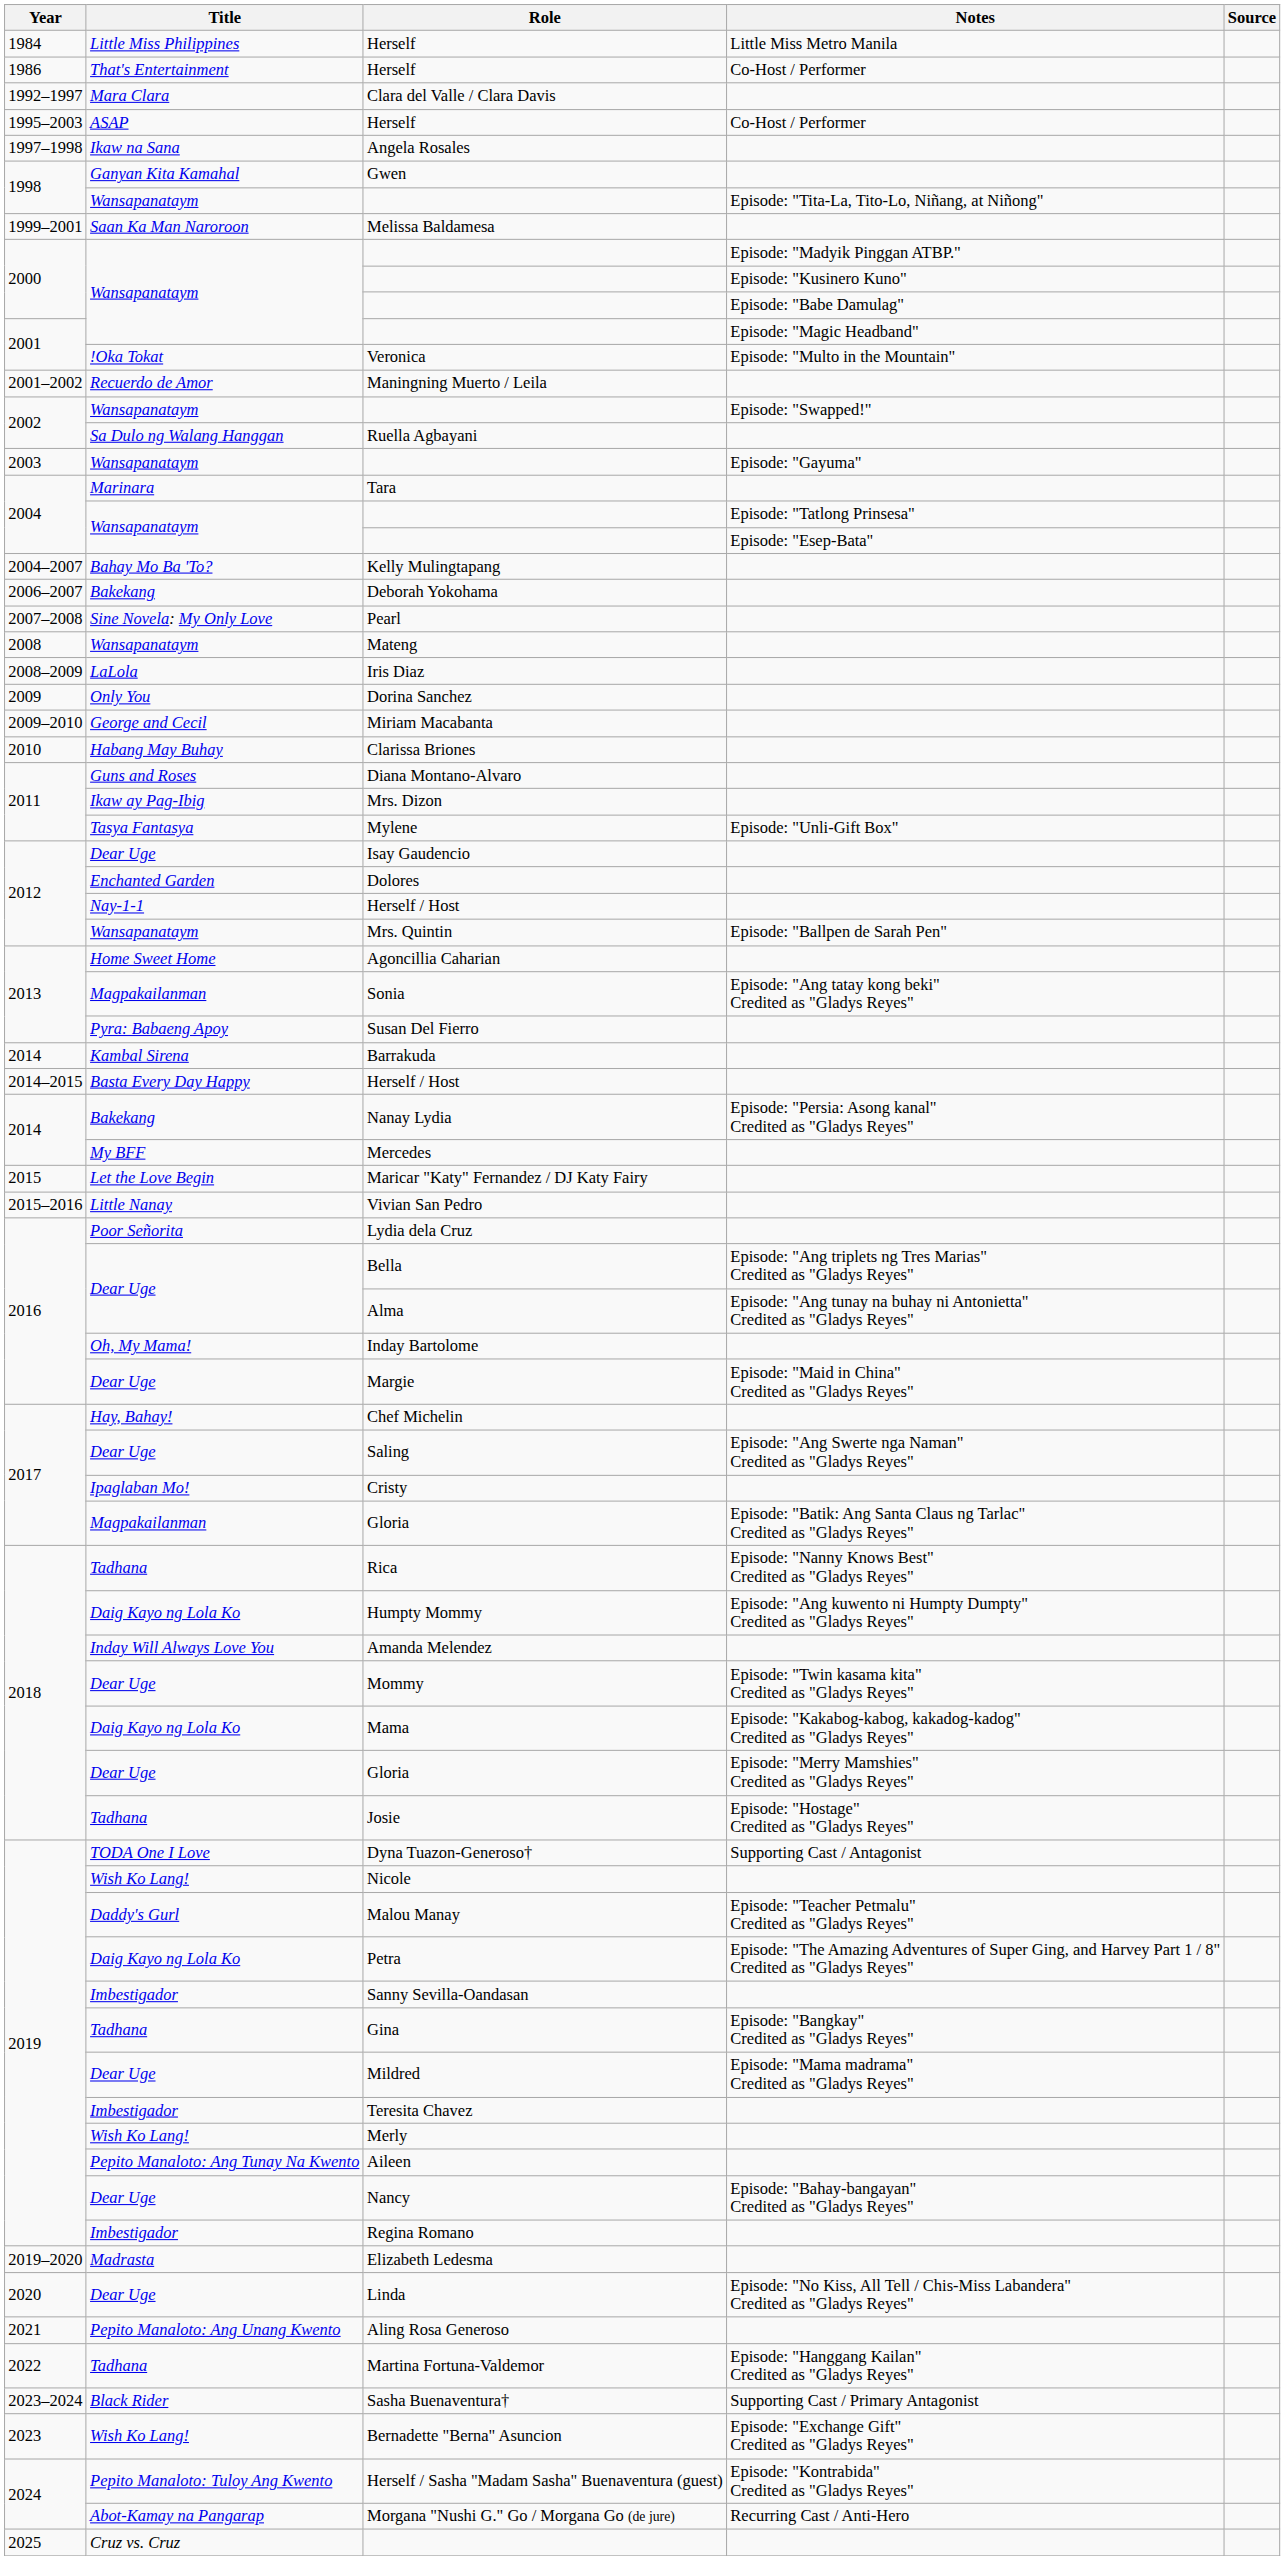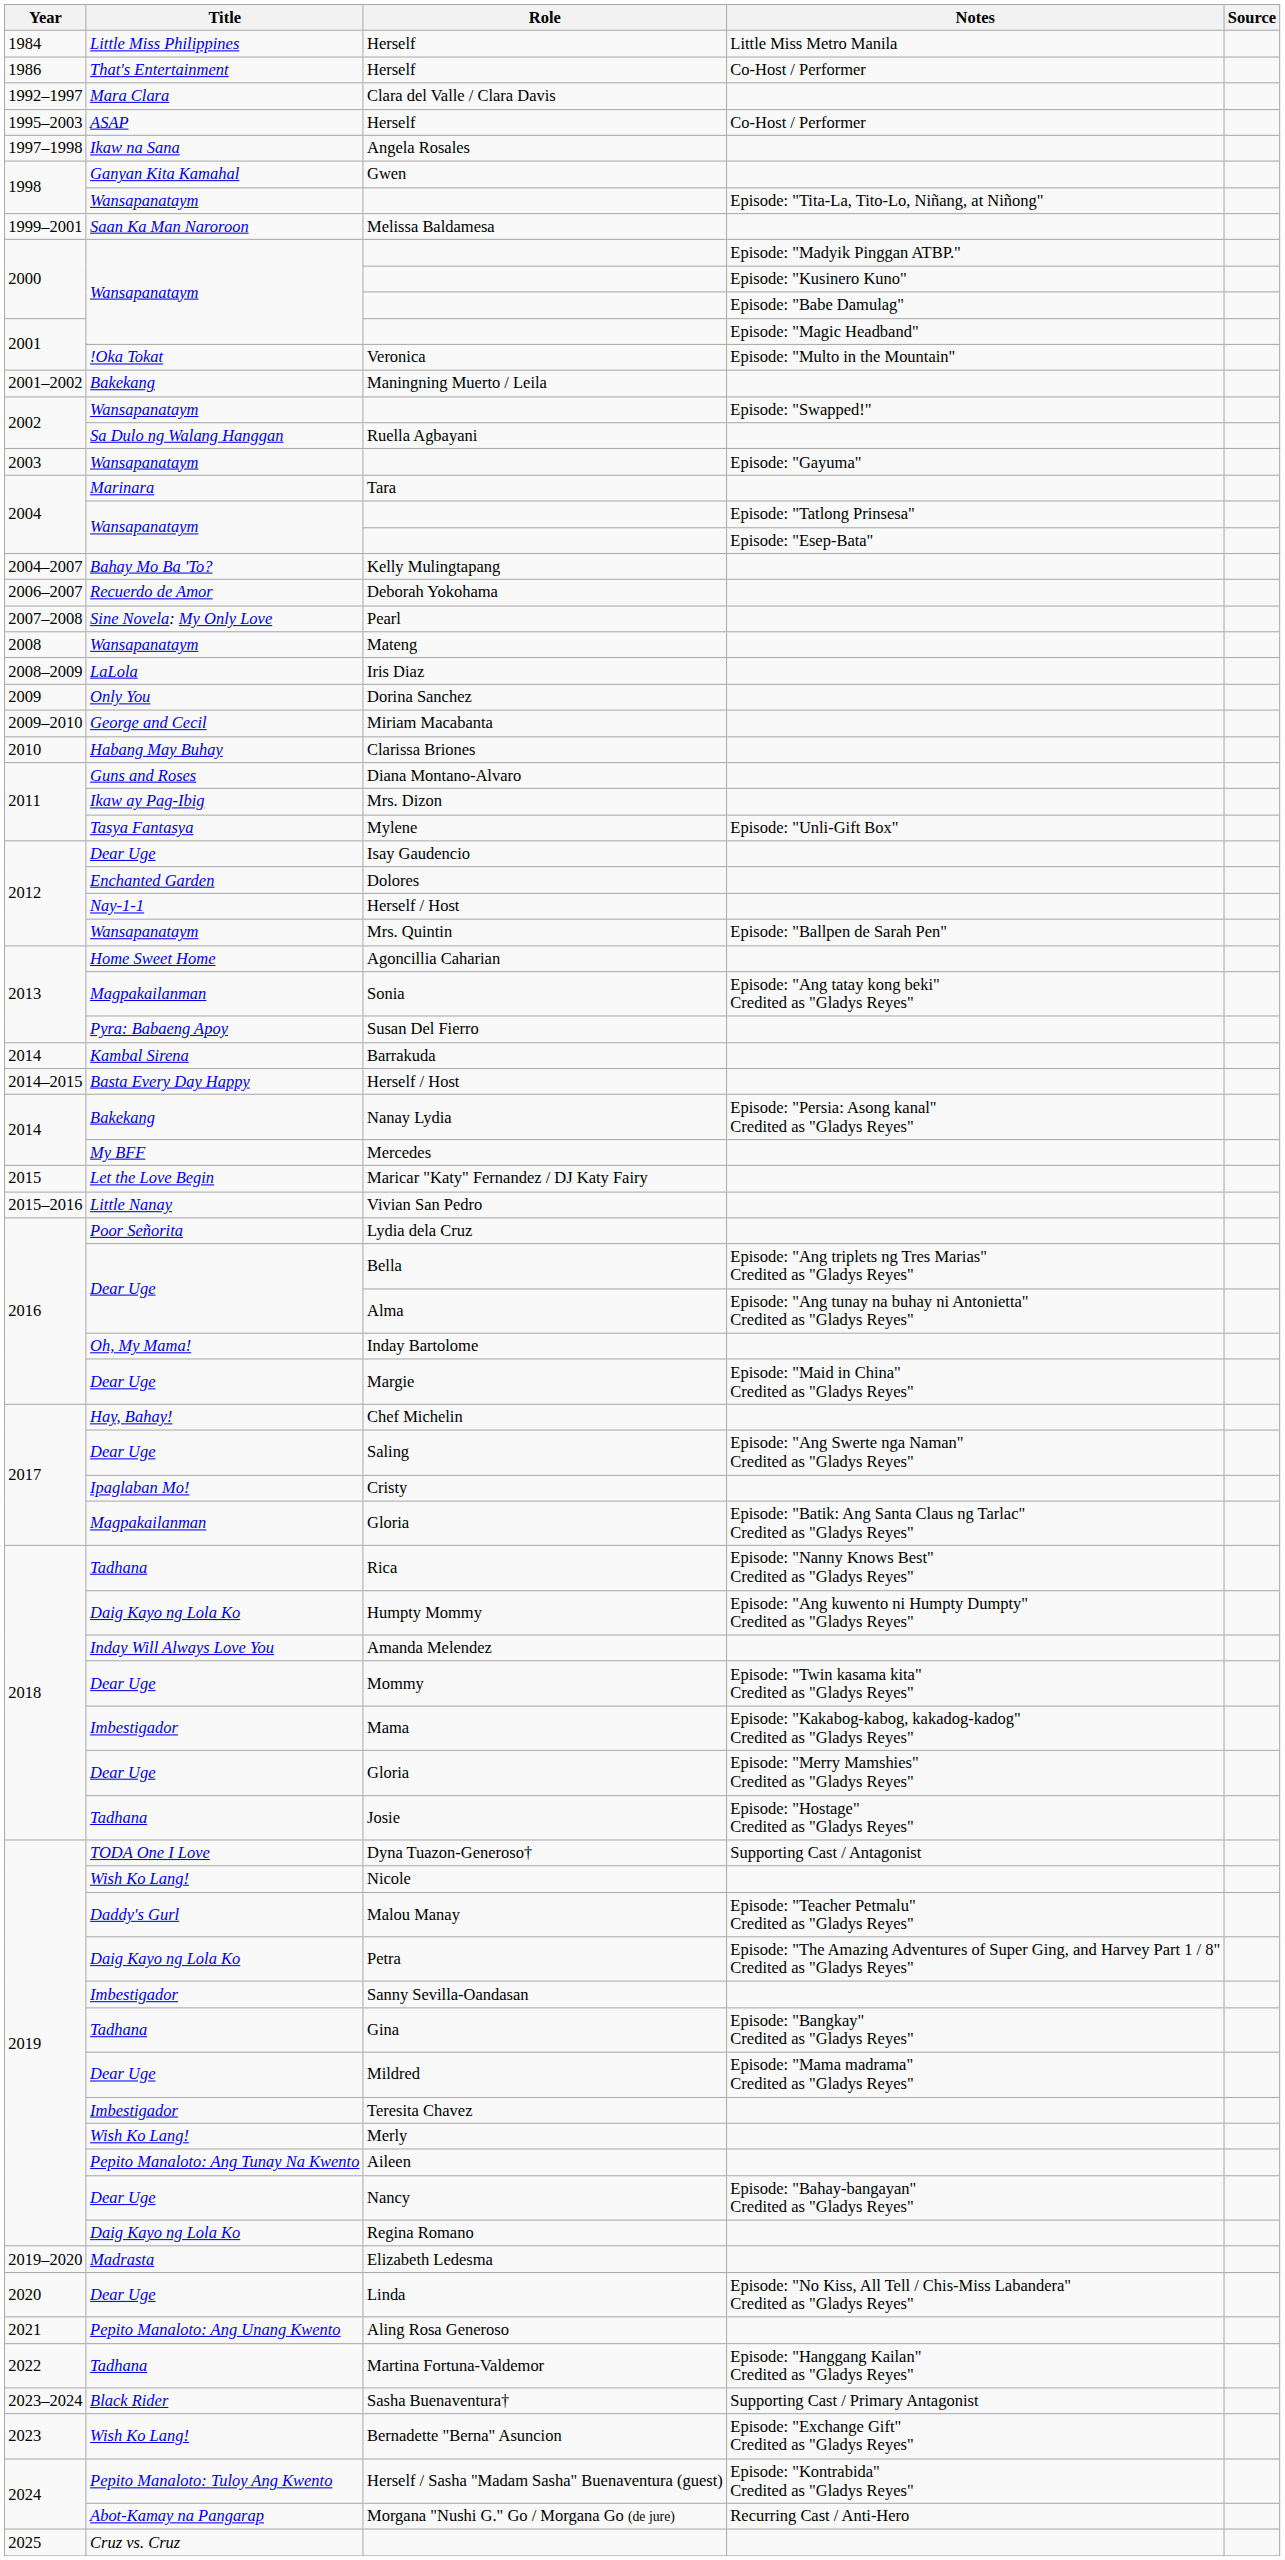(151, 383) Recuerdo de Amor -> (123, 383) Bakekang
(123, 592) Bakekang -> (151, 592) Recuerdo de Amor
(165, 1728) Daig Kayo ng Lola Ko -> (134, 1728) Imbestigador
(134, 2233) Imbestigador -> (165, 2233) Daig Kayo ng Lola Ko
